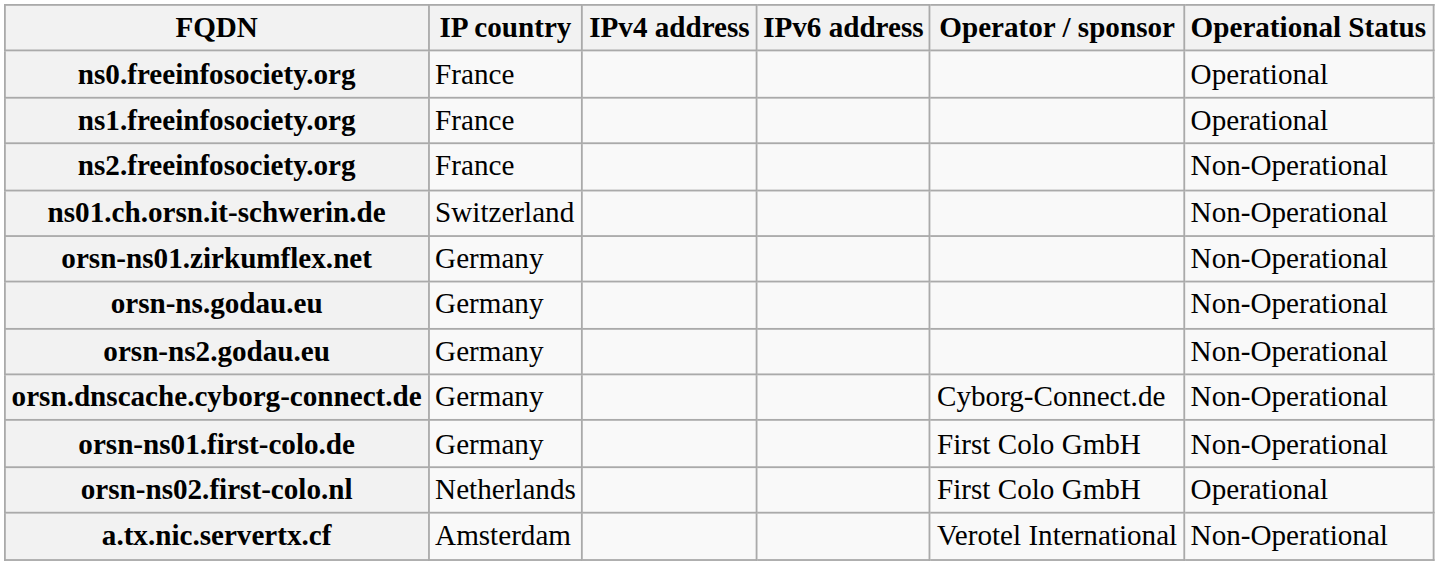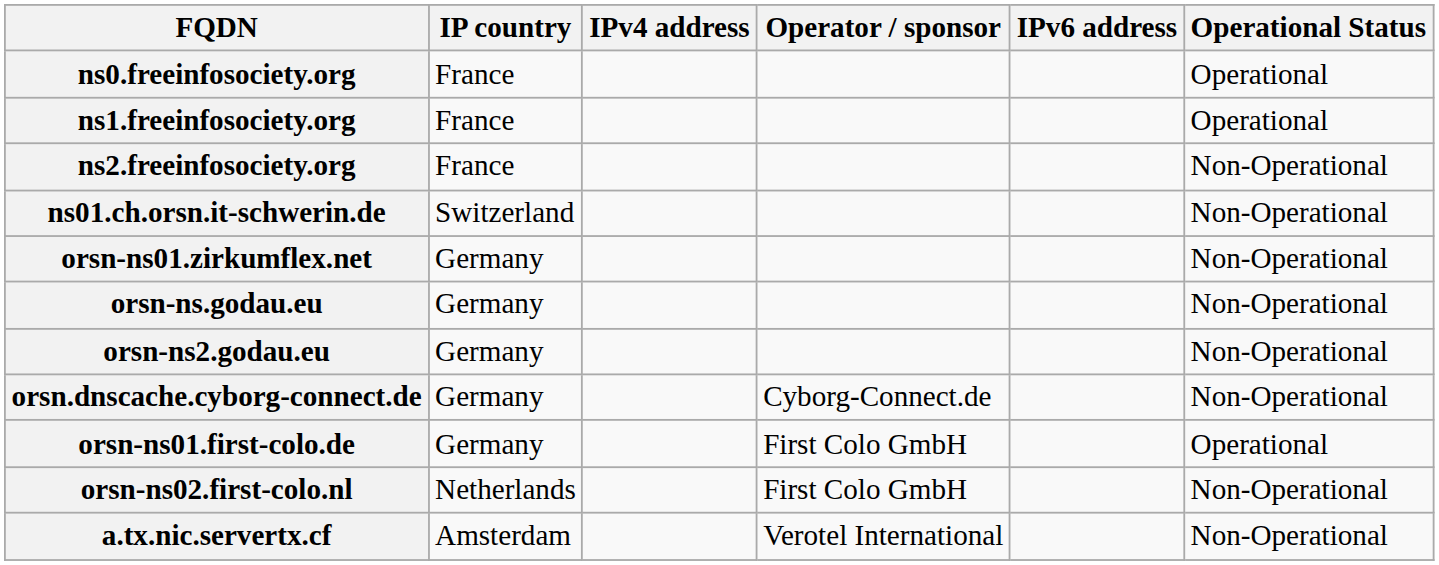columns swapped: (843, 27) <-> (1057, 27)
(1289, 443) Non-Operational -> (1259, 443) Operational
(1259, 489) Operational -> (1289, 489) Non-Operational
